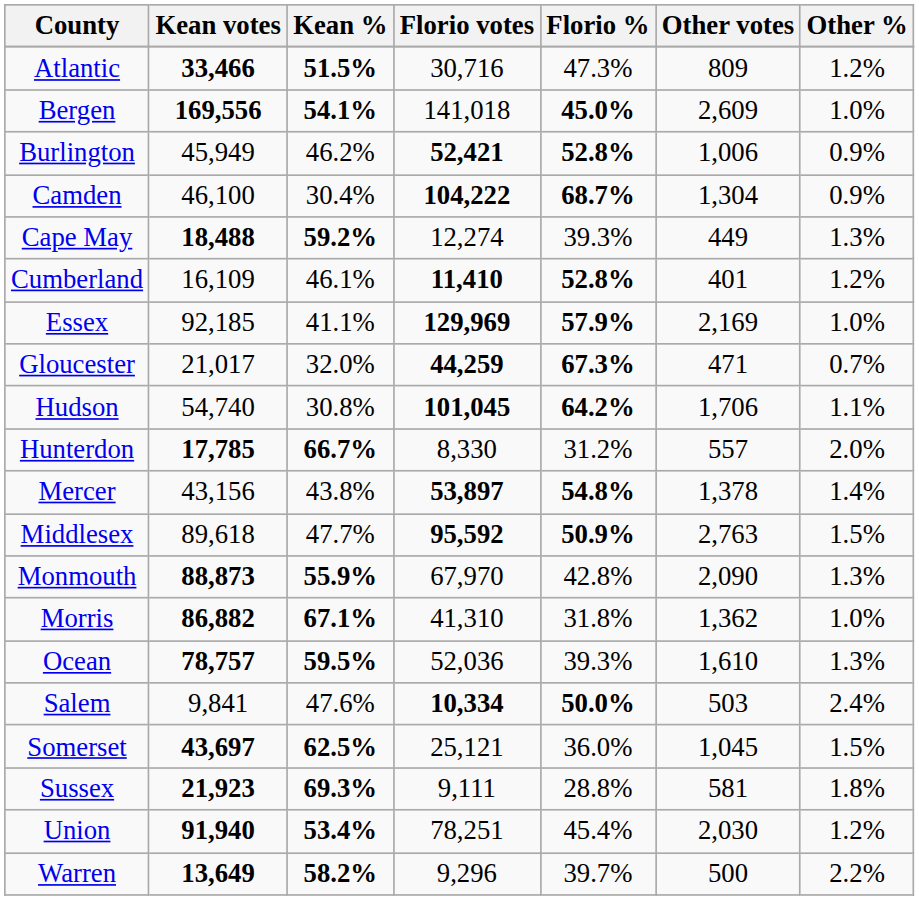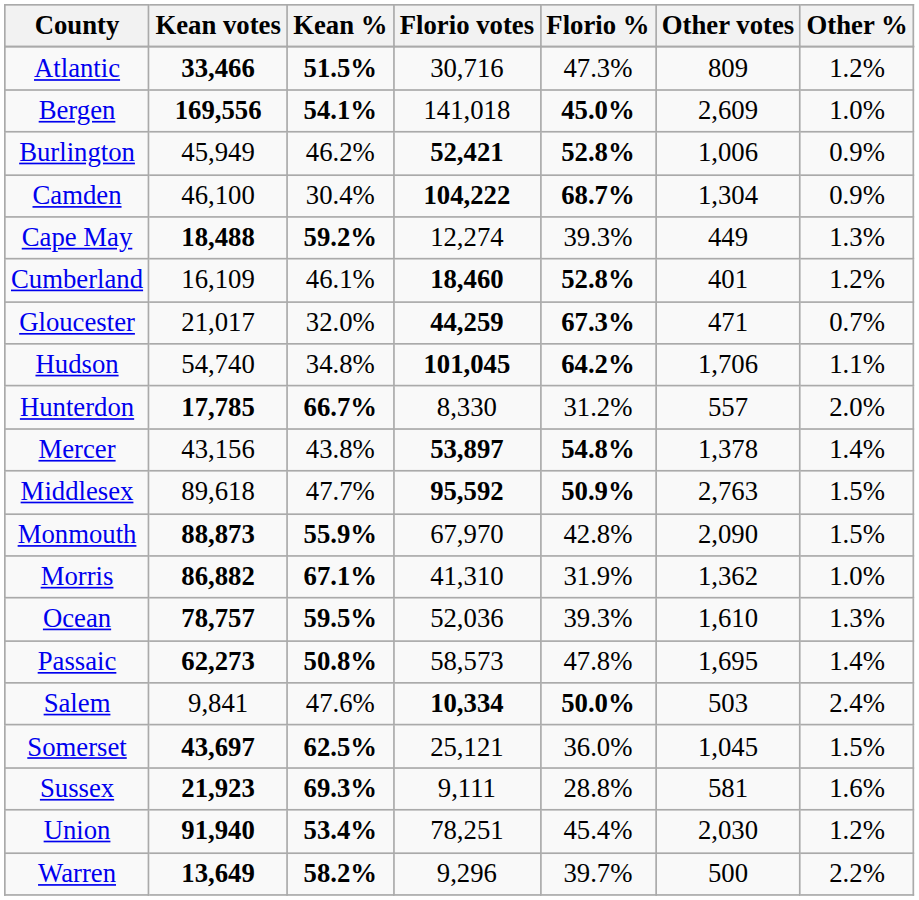(467, 279) 11,410 -> (467, 279) 18,460
- row: (77, 322)
(340, 407) 30.8% -> (340, 364) 34.8%
(857, 576) 1.3% -> (857, 534) 1.5%
(598, 618) 31.8% -> (598, 576) 31.9%
+ row: (77, 661)
(857, 788) 1.8% -> (857, 788) 1.6%
